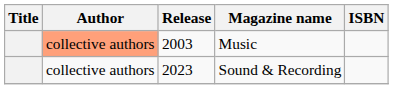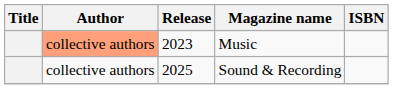(177, 43) 2003 -> (177, 43) 2023
(177, 69) 2023 -> (177, 69) 2025
